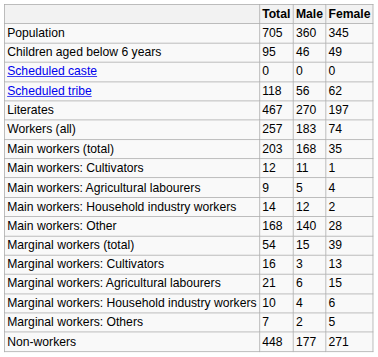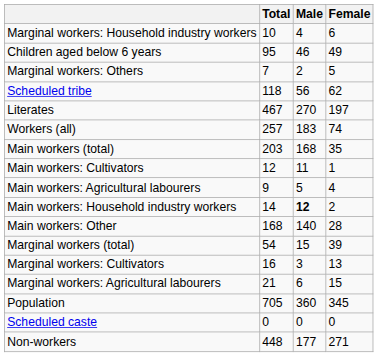rows swapped: (36, 33) <-> (132, 303)
rows swapped: (52, 71) <-> (75, 322)
(303, 206) normal -> (303, 206) bold
